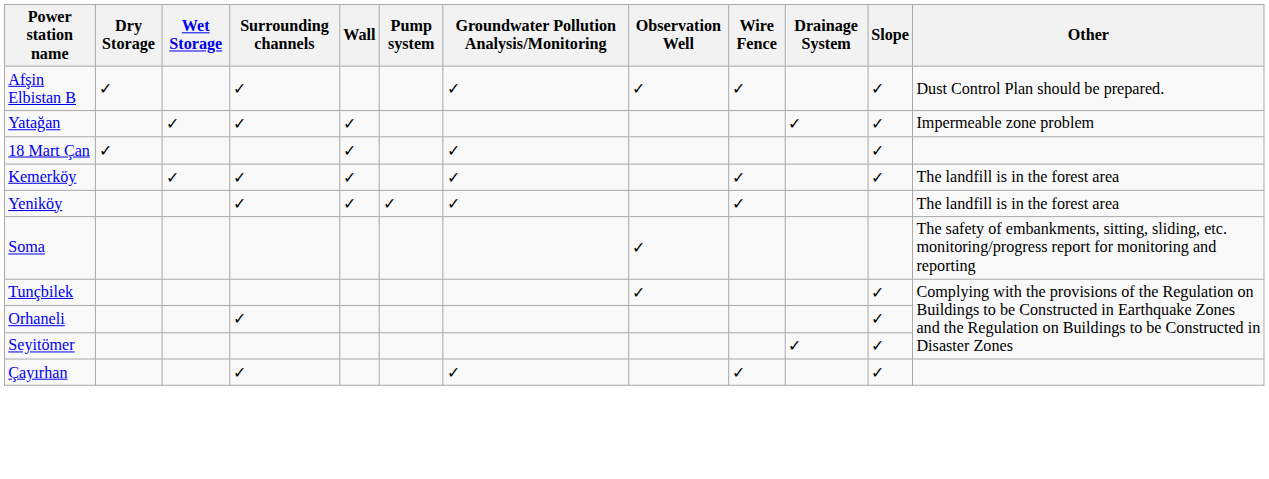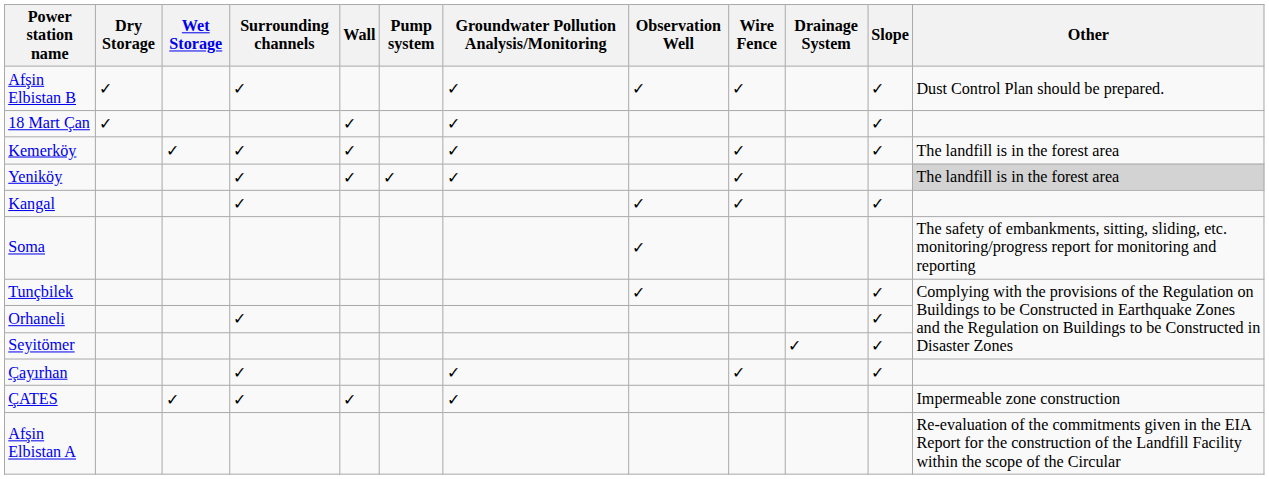- row: (34, 123)
(1018, 203) no background -> (1018, 176) lightgrey background
+ row: (32, 203)
+ row: (33, 398)
+ row: (42, 443)
